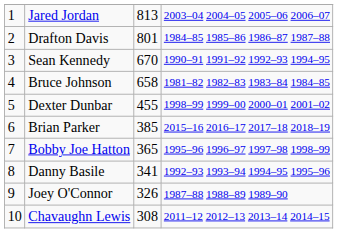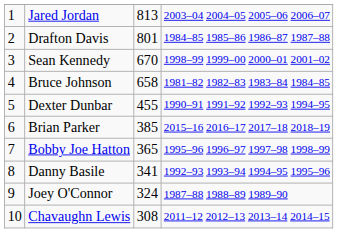(247, 60) 1990–91 1991–92 1992–93 1994–95 -> (247, 60) 1998–99 1999–00 2000–01 2001–02
(247, 104) 1998–99 1999–00 2000–01 2001–02 -> (247, 104) 1990–91 1991–92 1992–93 1994–95
(147, 194) 326 -> (147, 194) 324
